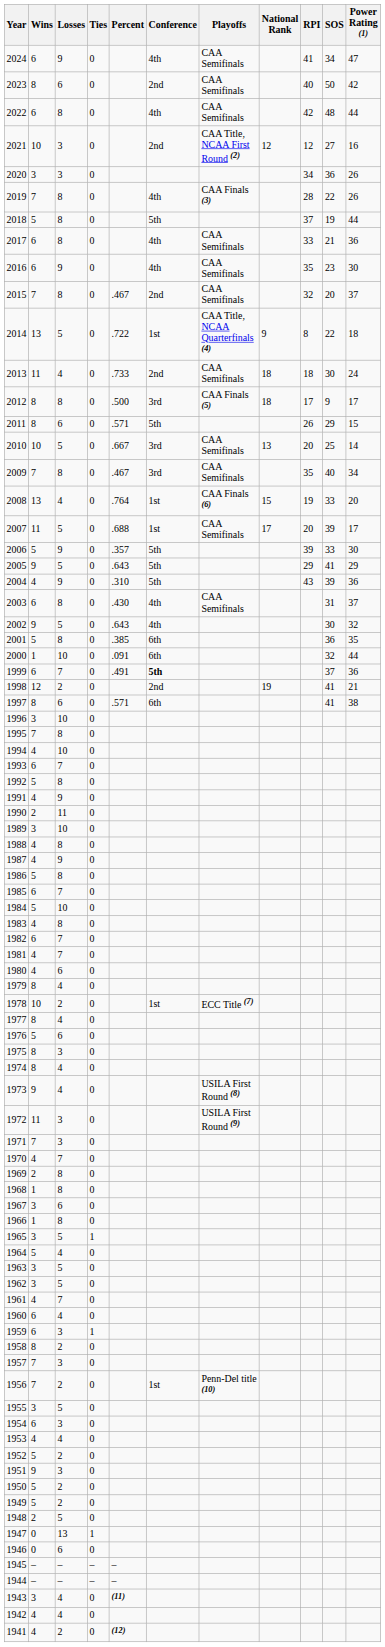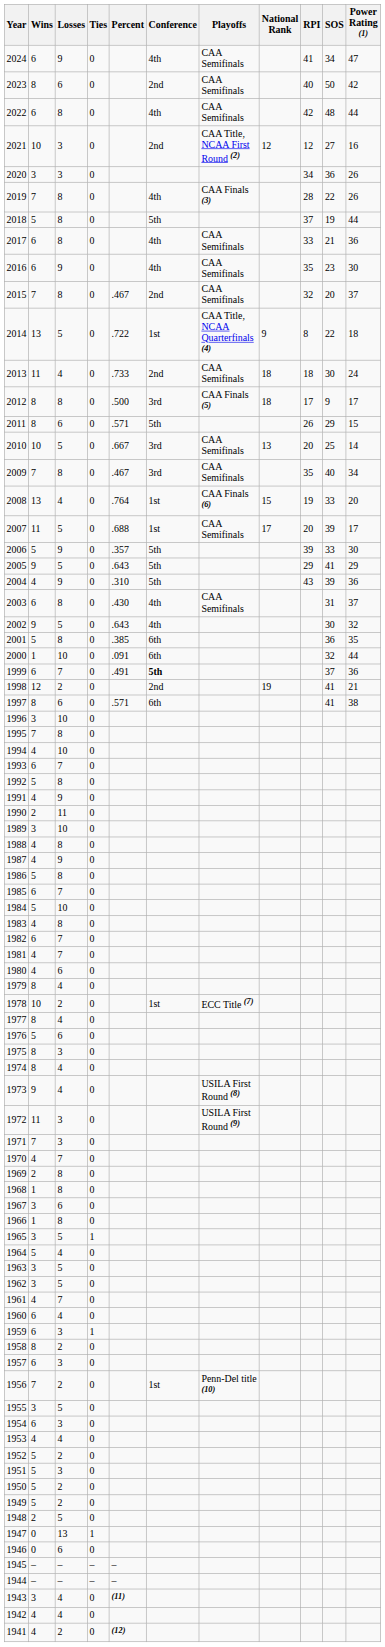(33, 1363) 7 -> (33, 1363) 6
(33, 1471) 9 -> (33, 1471) 5
